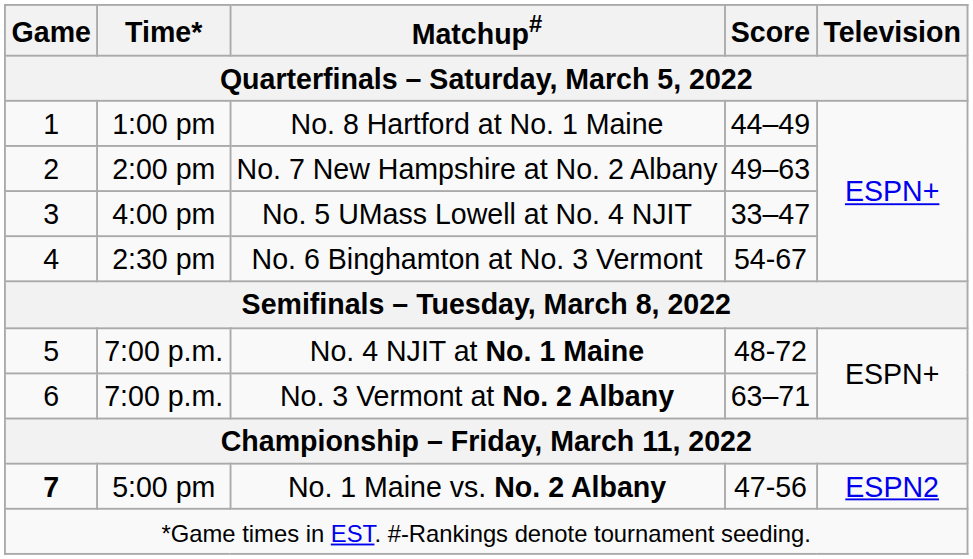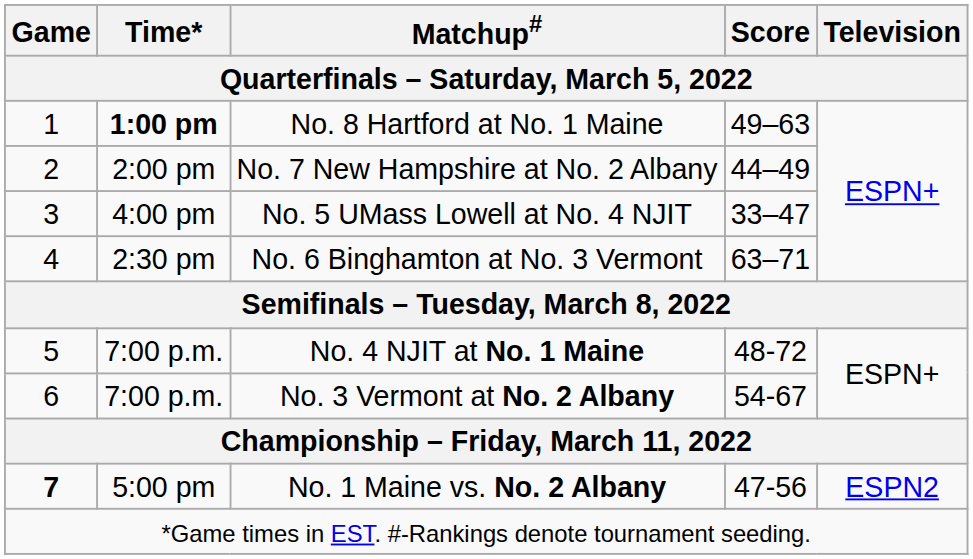(164, 124) normal -> (164, 124) bold
(770, 124) 44–49 -> (770, 124) 49–63
(770, 169) 49–63 -> (770, 169) 44–49
(770, 260) 54-67 -> (770, 260) 63–71
(770, 395) 63–71 -> (770, 395) 54-67
